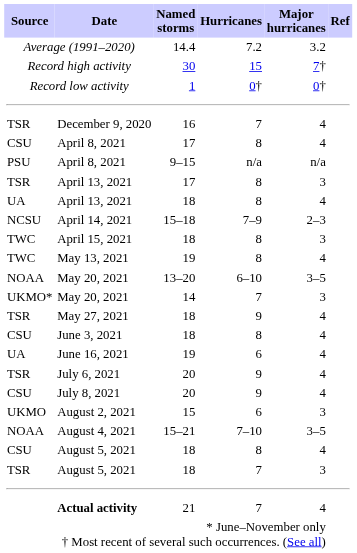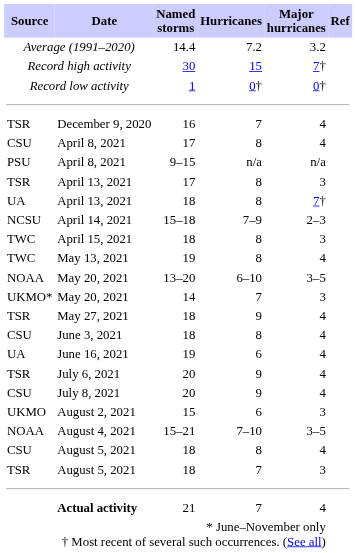(323, 200) 4 -> (319, 200) 7†
